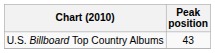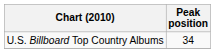(188, 40) 43 -> (188, 40) 34
